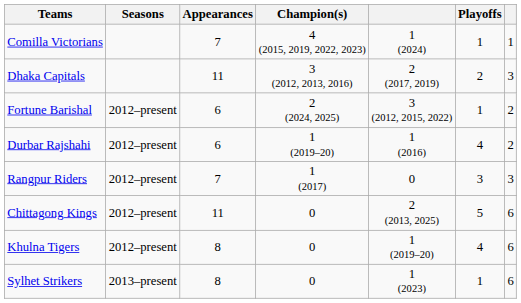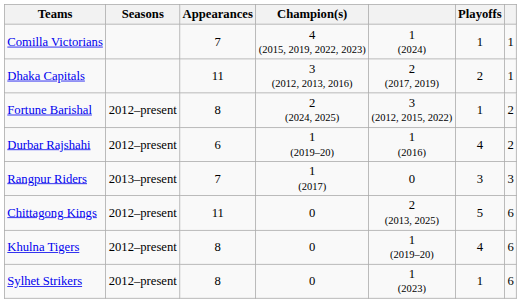(511, 75) 3 -> (511, 75) 1
(218, 110) 6 -> (218, 110) 8
(143, 178) 2012–present -> (143, 178) 2013–present
(143, 281) 2013–present -> (143, 281) 2012–present
